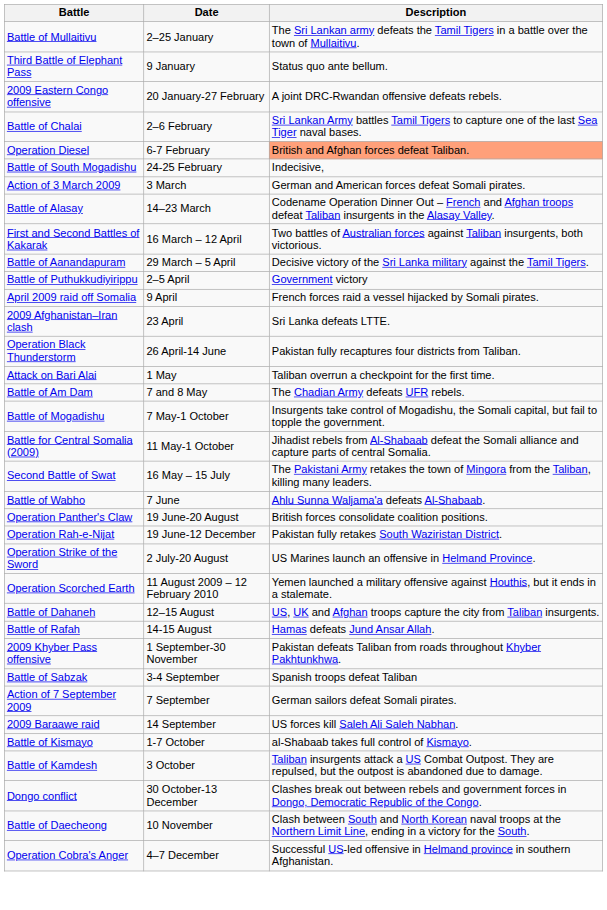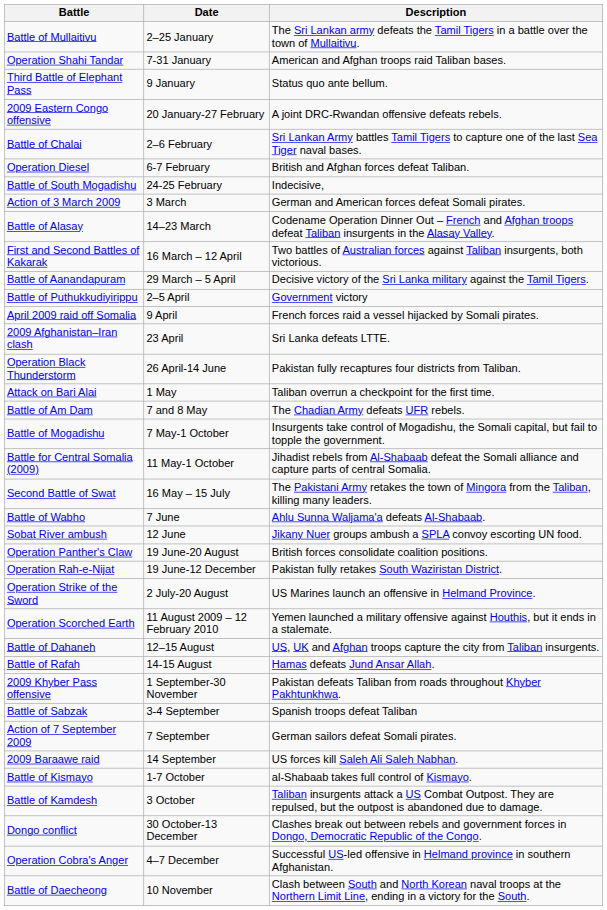+ row: (65, 60)
(371, 150) lightsalmon background -> (371, 167) no background
+ row: (57, 535)
rows swapped: (57, 825) <-> (67, 855)
